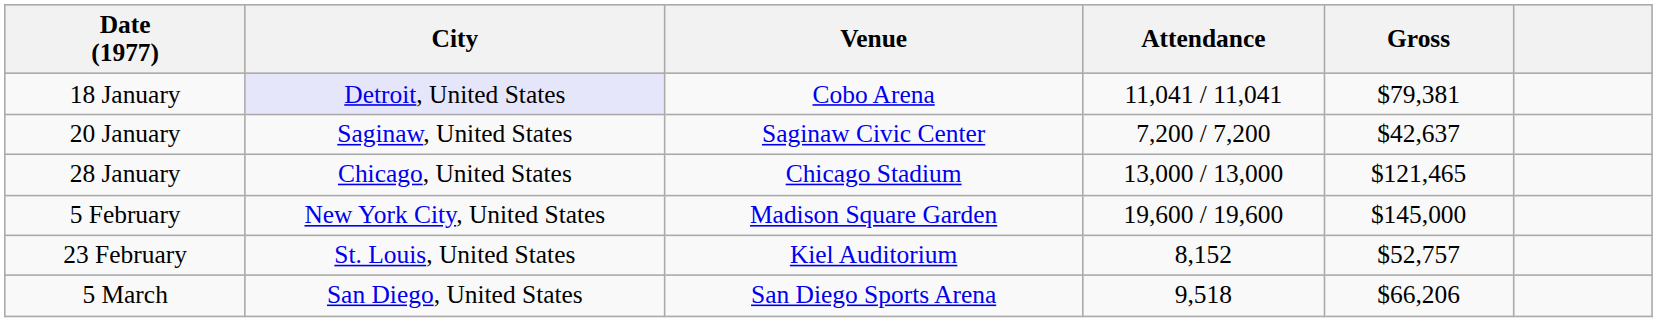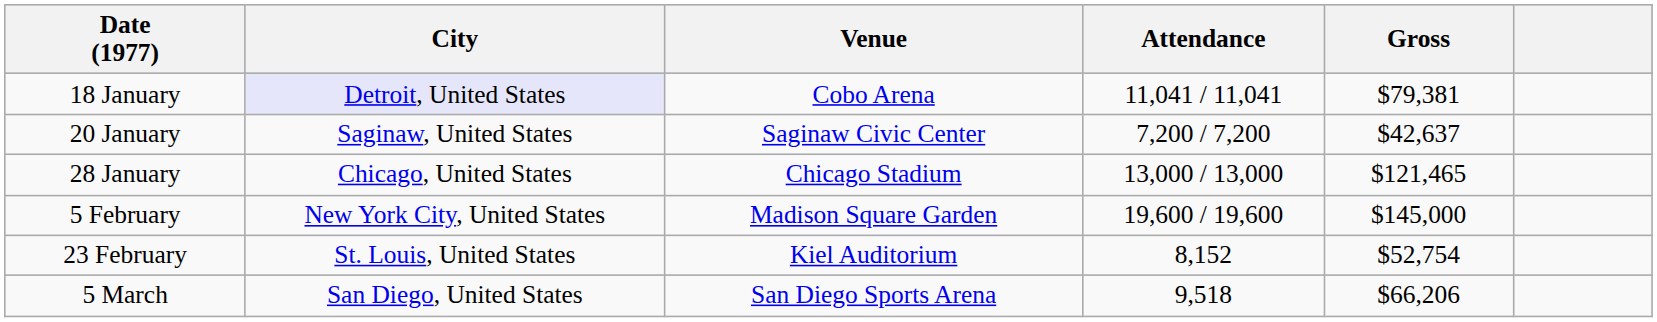(1419, 255) $52,757 -> (1419, 255) $52,754
